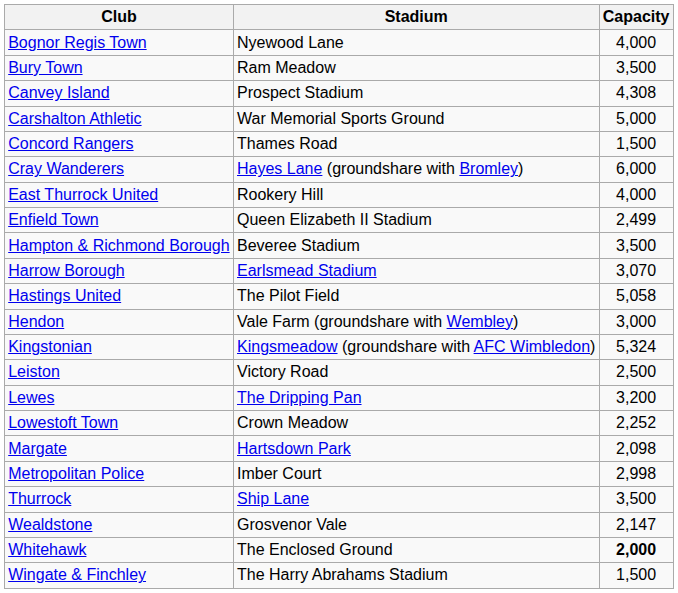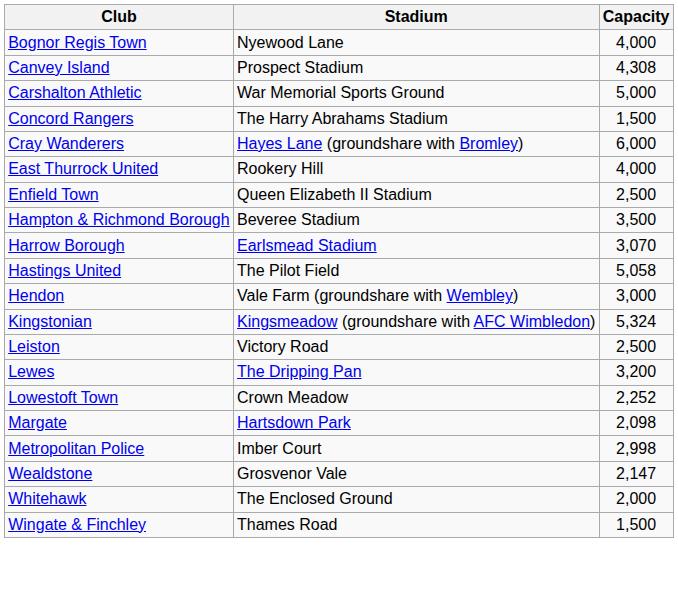- row: (45, 67)
(287, 144) Thames Road -> (342, 118) The Harry Abrahams Stadium
(636, 220) 2,499 -> (636, 194) 2,500
- row: (40, 499)
(636, 550) bold -> (636, 499) normal
(342, 575) The Harry Abrahams Stadium -> (287, 524) Thames Road
